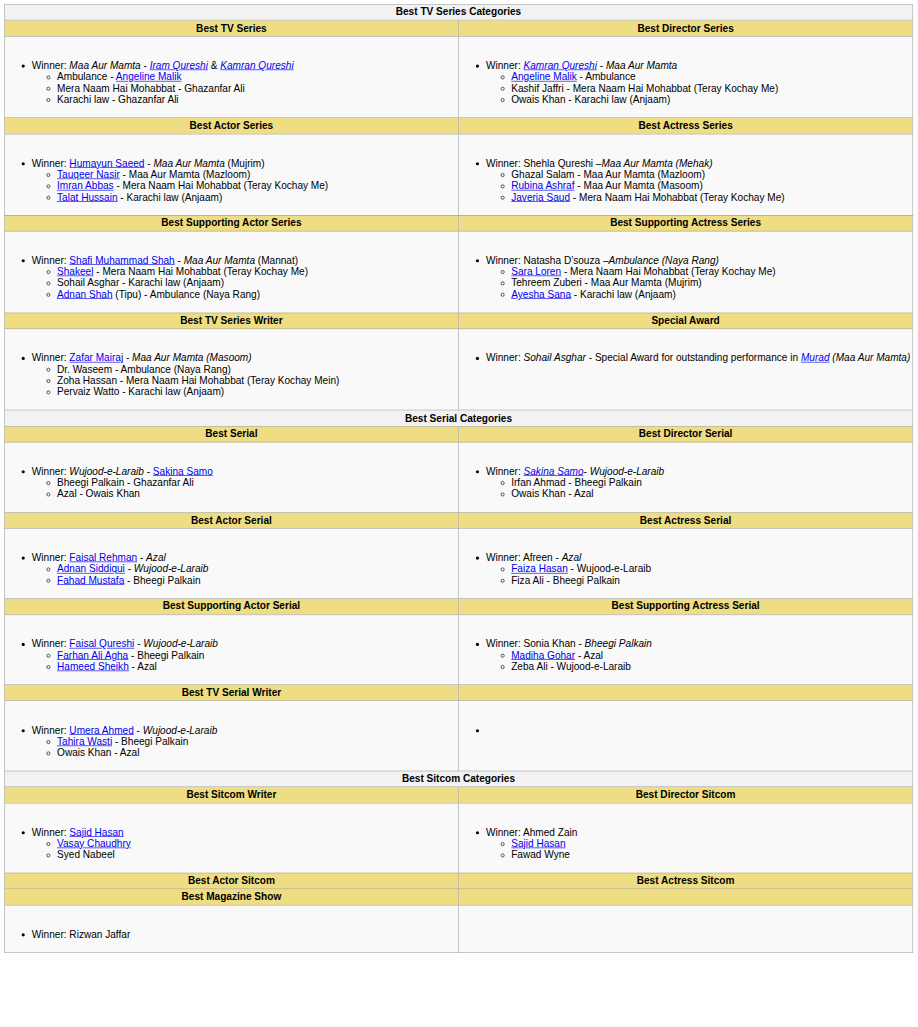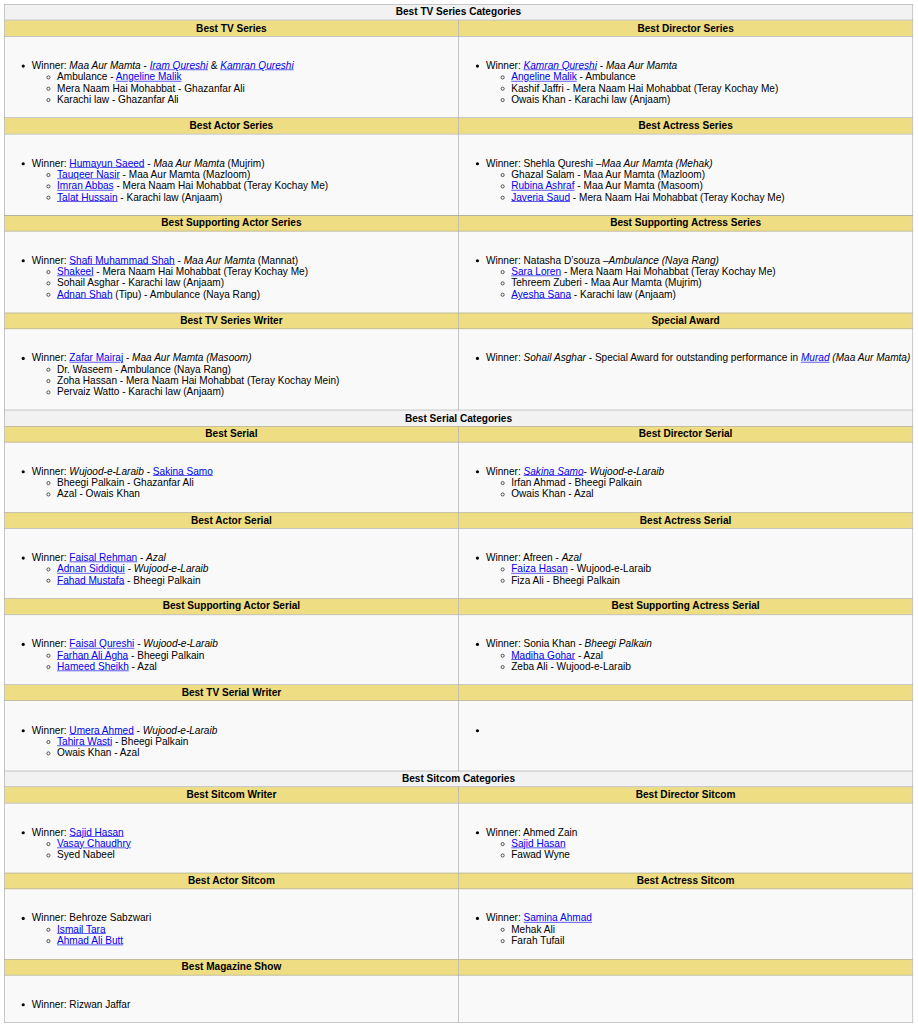+ row: (231, 930)
